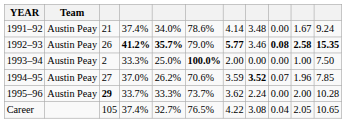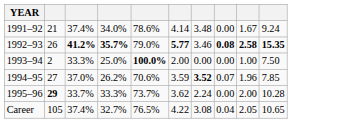- column: (72, 12)
